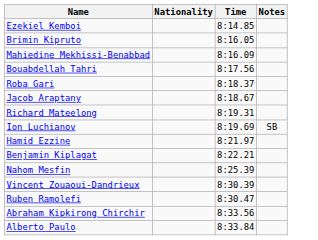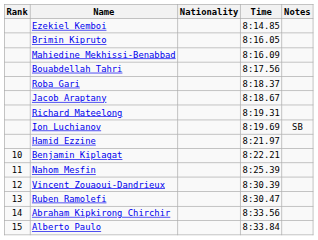+ column: (17, 12)
